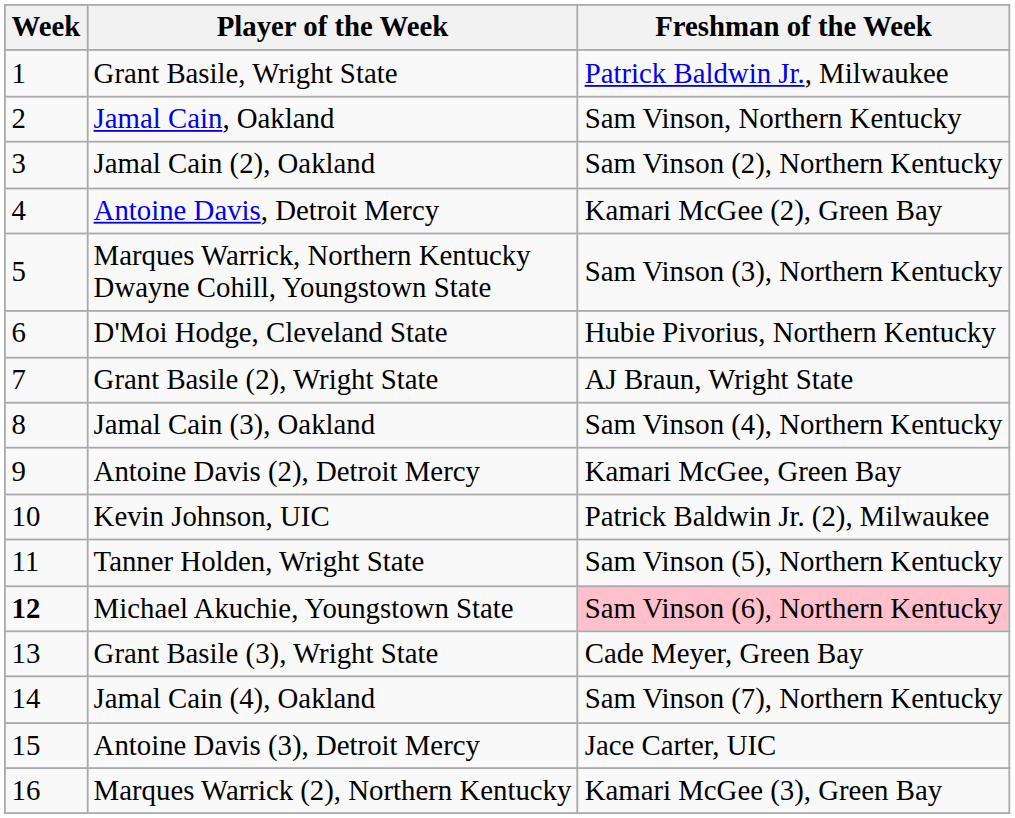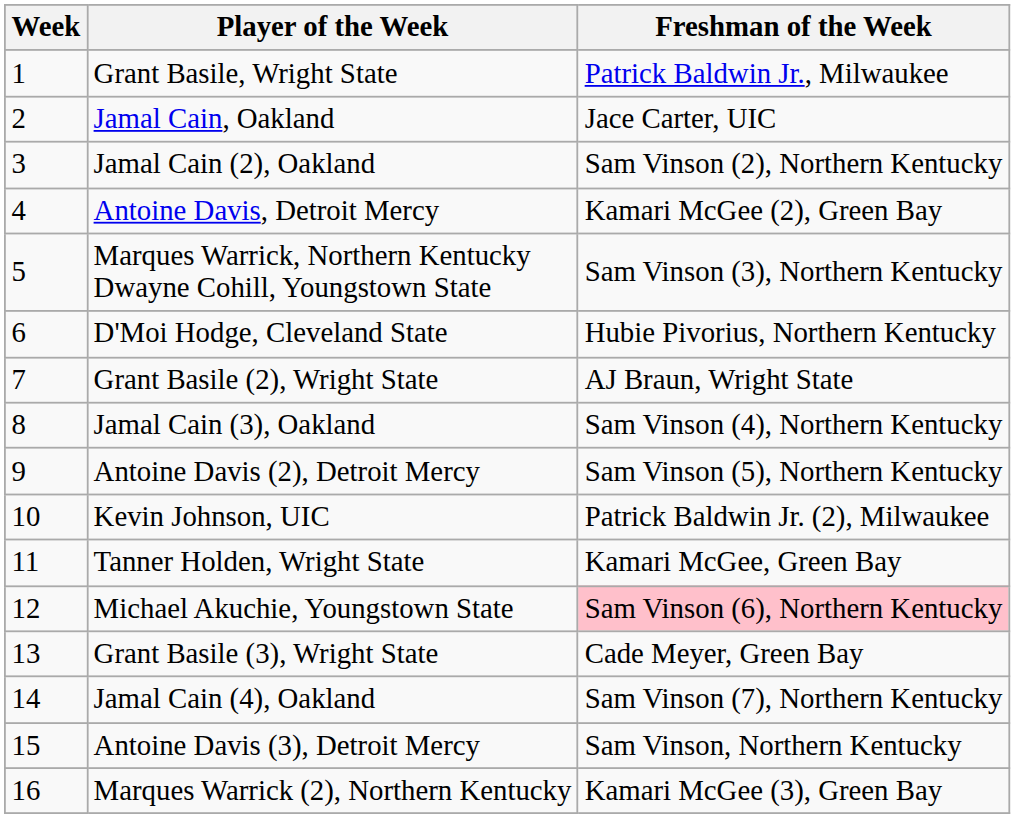(773, 118) Sam Vinson, Northern Kentucky -> (680, 118) Jace Carter, UIC
(743, 470) Kamari McGee, Green Bay -> (794, 470) Sam Vinson (5), Northern Kentucky
(794, 562) Sam Vinson (5), Northern Kentucky -> (743, 562) Kamari McGee, Green Bay
(26, 607) bold -> (26, 607) normal
(680, 744) Jace Carter, UIC -> (773, 744) Sam Vinson, Northern Kentucky
